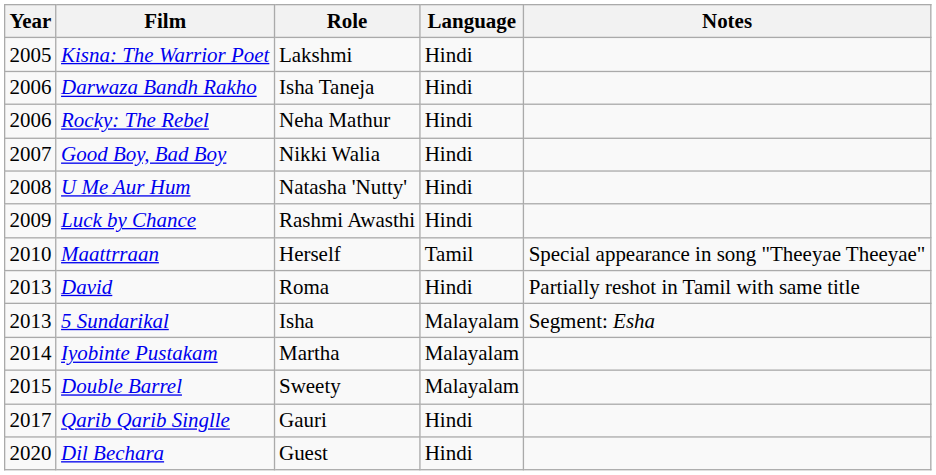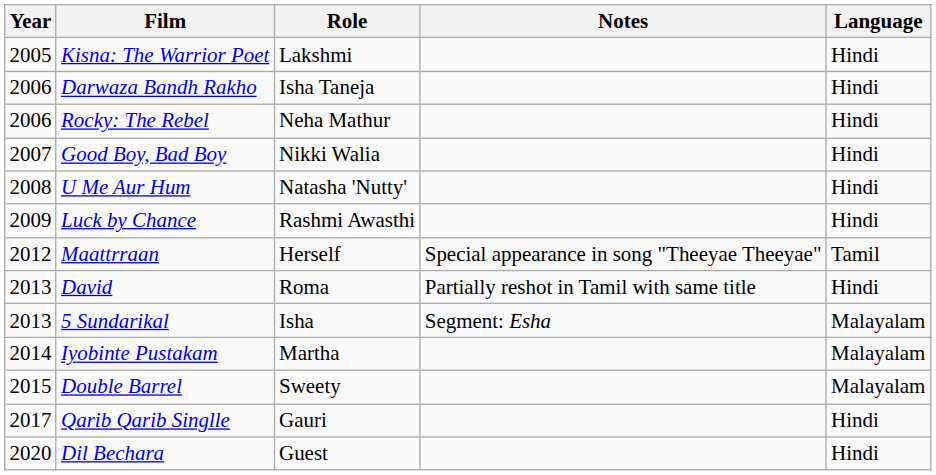columns swapped: (472, 21) <-> (727, 21)
(30, 253) 2010 -> (30, 253) 2012
